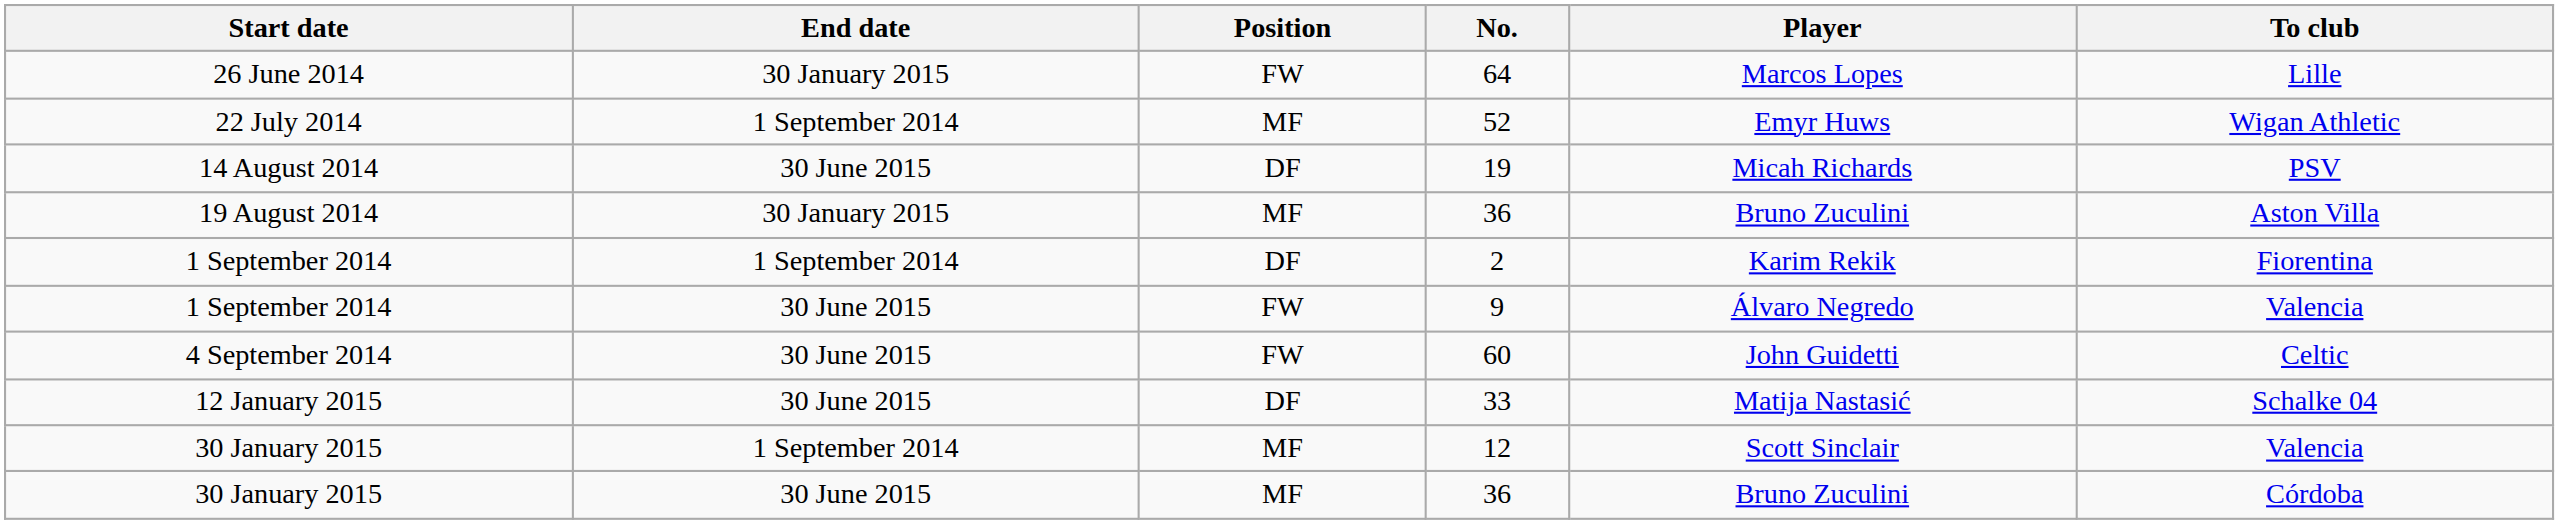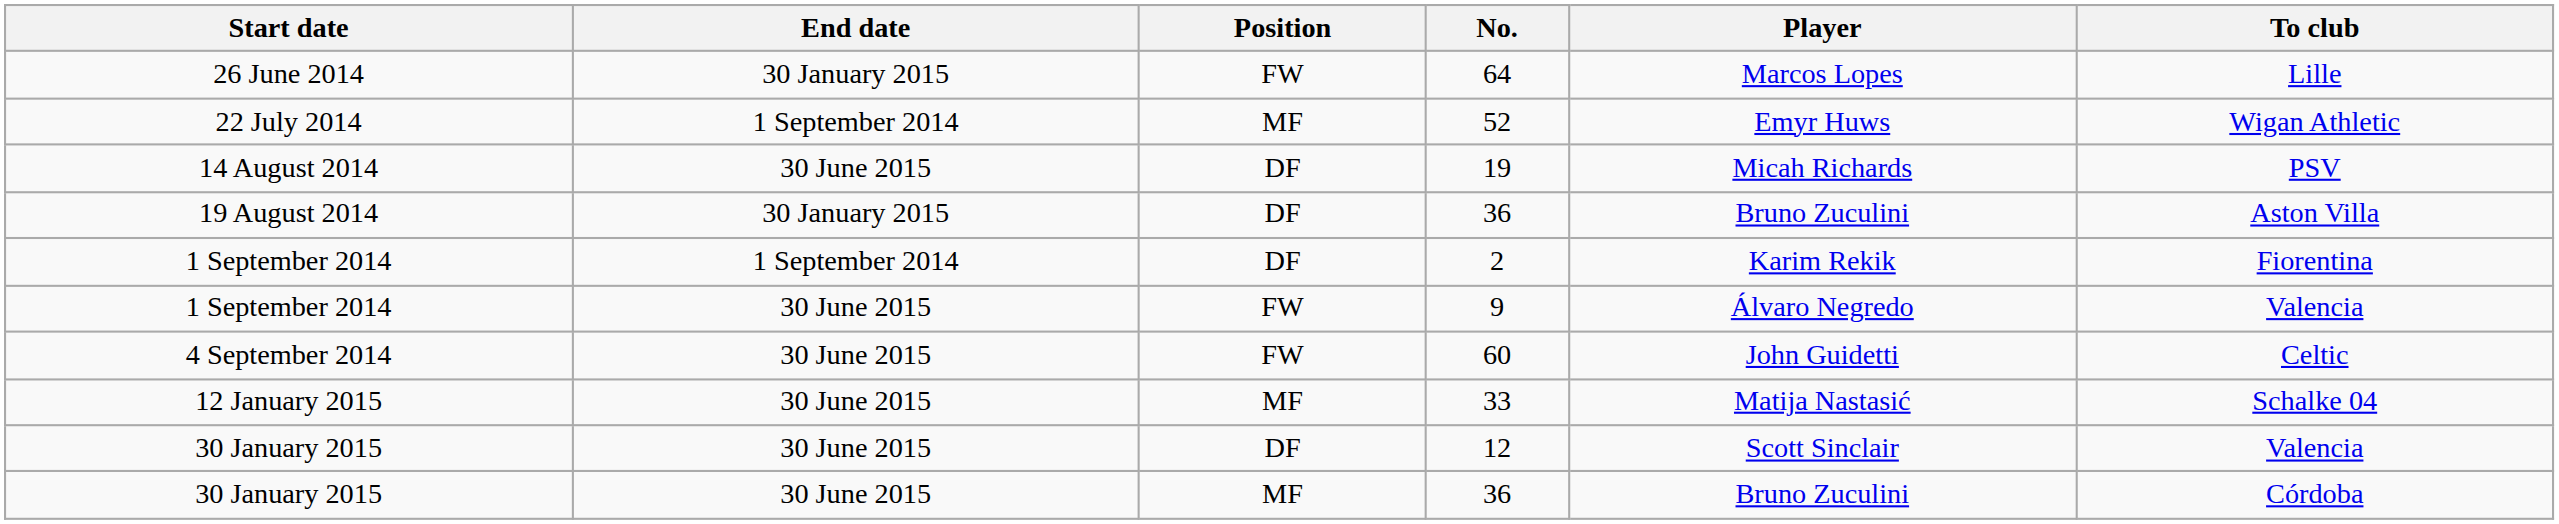(1283, 214) MF -> (1283, 214) DF
(1283, 400) DF -> (1283, 400) MF
(856, 447) 1 September 2014 -> (856, 447) 30 June 2015
(1283, 447) MF -> (1283, 447) DF
